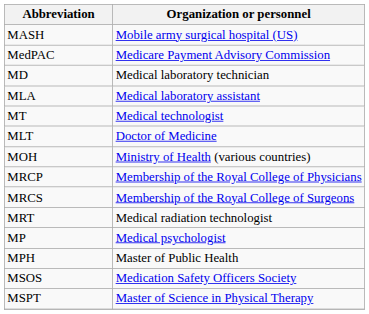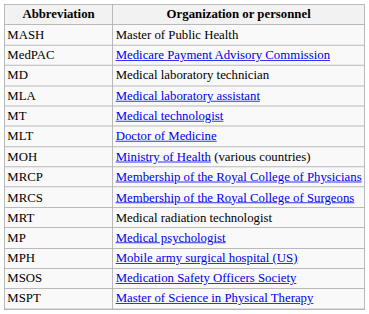(207, 34) Mobile army surgical hospital (US) -> (177, 34) Master of Public Health
(177, 258) Master of Public Health -> (207, 258) Mobile army surgical hospital (US)
